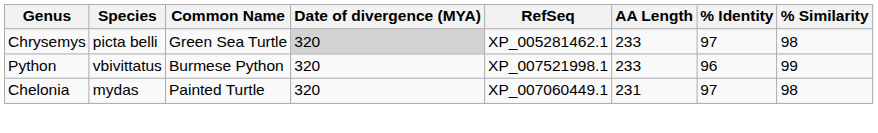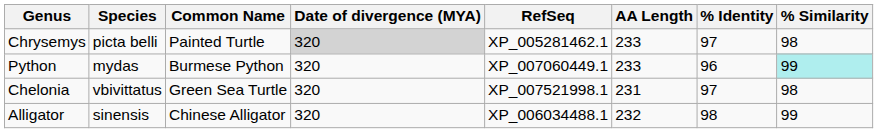(228, 41) Green Sea Turtle -> (217, 41) Painted Turtle
(127, 66) vbivittatus -> (116, 66) mydas
(548, 66) XP_007521998.1 -> (548, 66) XP_007060449.1
(789, 66) no background -> (789, 66) paleturquoise background
(116, 90) mydas -> (127, 90) vbivittatus
(217, 90) Painted Turtle -> (228, 90) Green Sea Turtle
(548, 90) XP_007060449.1 -> (548, 90) XP_007521998.1
+ row: (36, 115)
